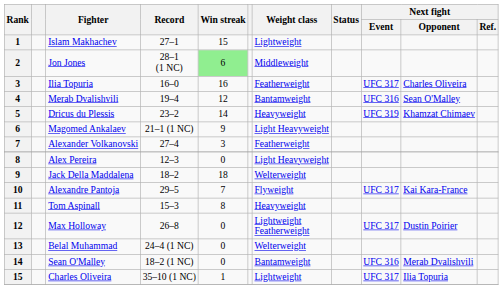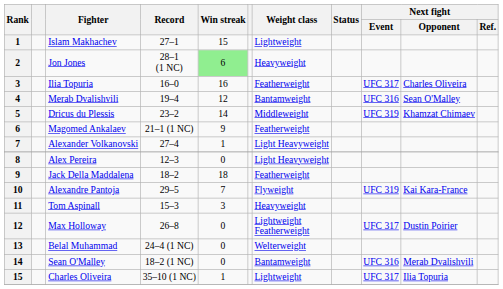(281, 63) Middleweight -> (280, 63) Heavyweight
(280, 114) Heavyweight -> (281, 114) Middleweight
(292, 129) Light Heavyweight -> (282, 129) Featherweight
(223, 144) 3 -> (223, 144) 1
(282, 144) Featherweight -> (292, 144) Light Heavyweight
(280, 175) Welterweight -> (282, 175) Featherweight
(381, 190) UFC 317 -> (381, 190) UFC 319
(223, 205) 8 -> (223, 205) 3
